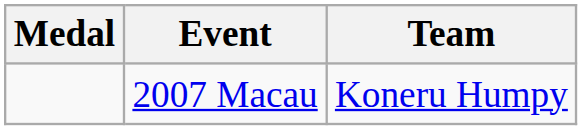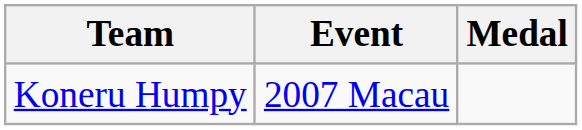columns swapped: (64, 34) <-> (451, 34)
